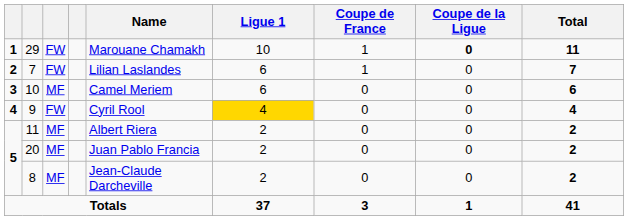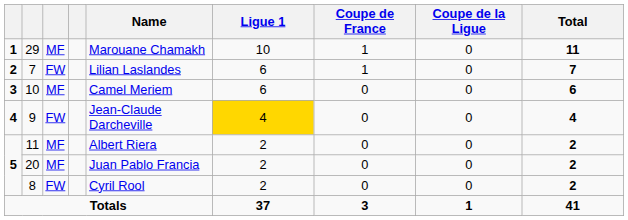(55, 49) FW -> (55, 49) MF
(469, 49) bold -> (469, 49) normal
(117, 110) Cyril Rool -> (125, 117) Jean-Claude Darcheville
(55, 178) MF -> (55, 185) FW
(125, 178) Jean-Claude Darcheville -> (117, 185) Cyril Rool
